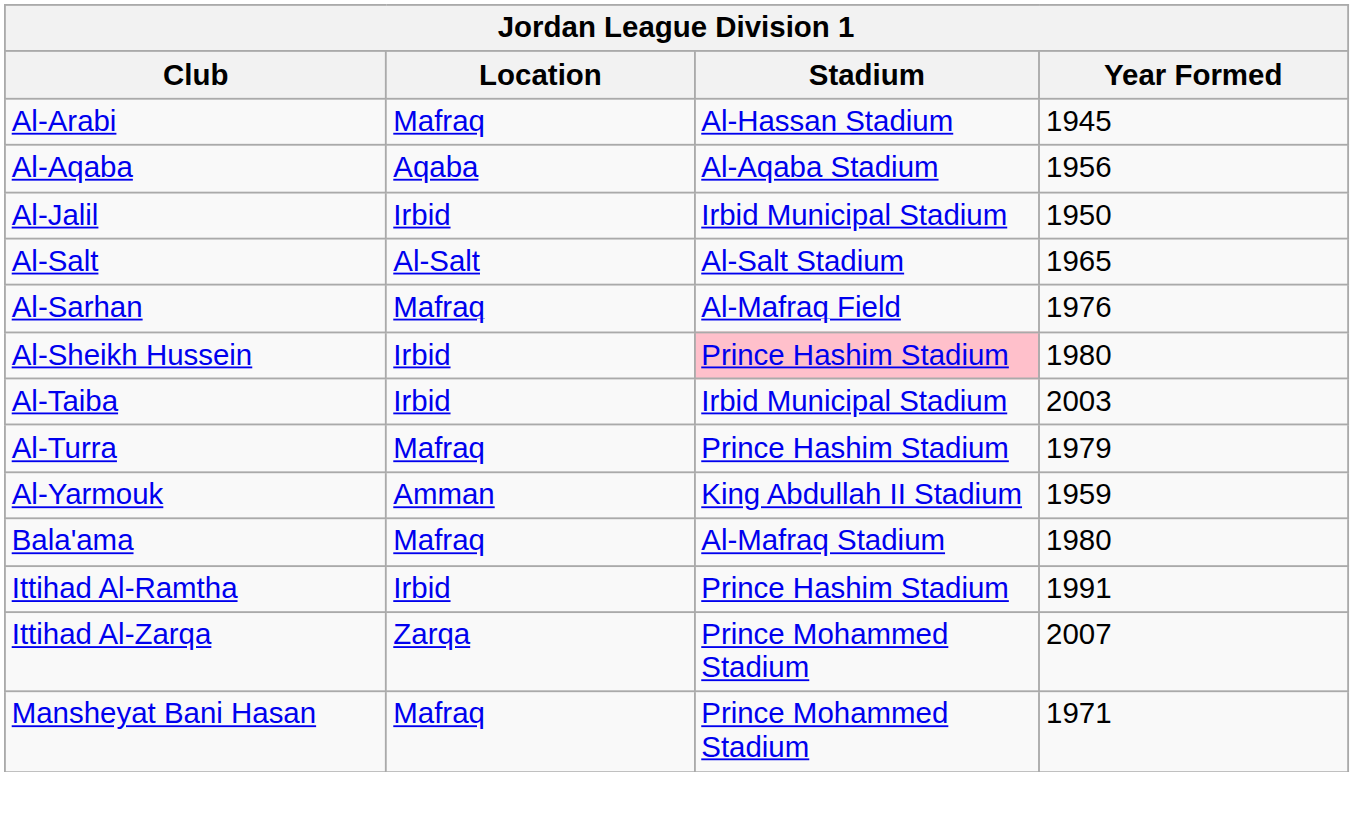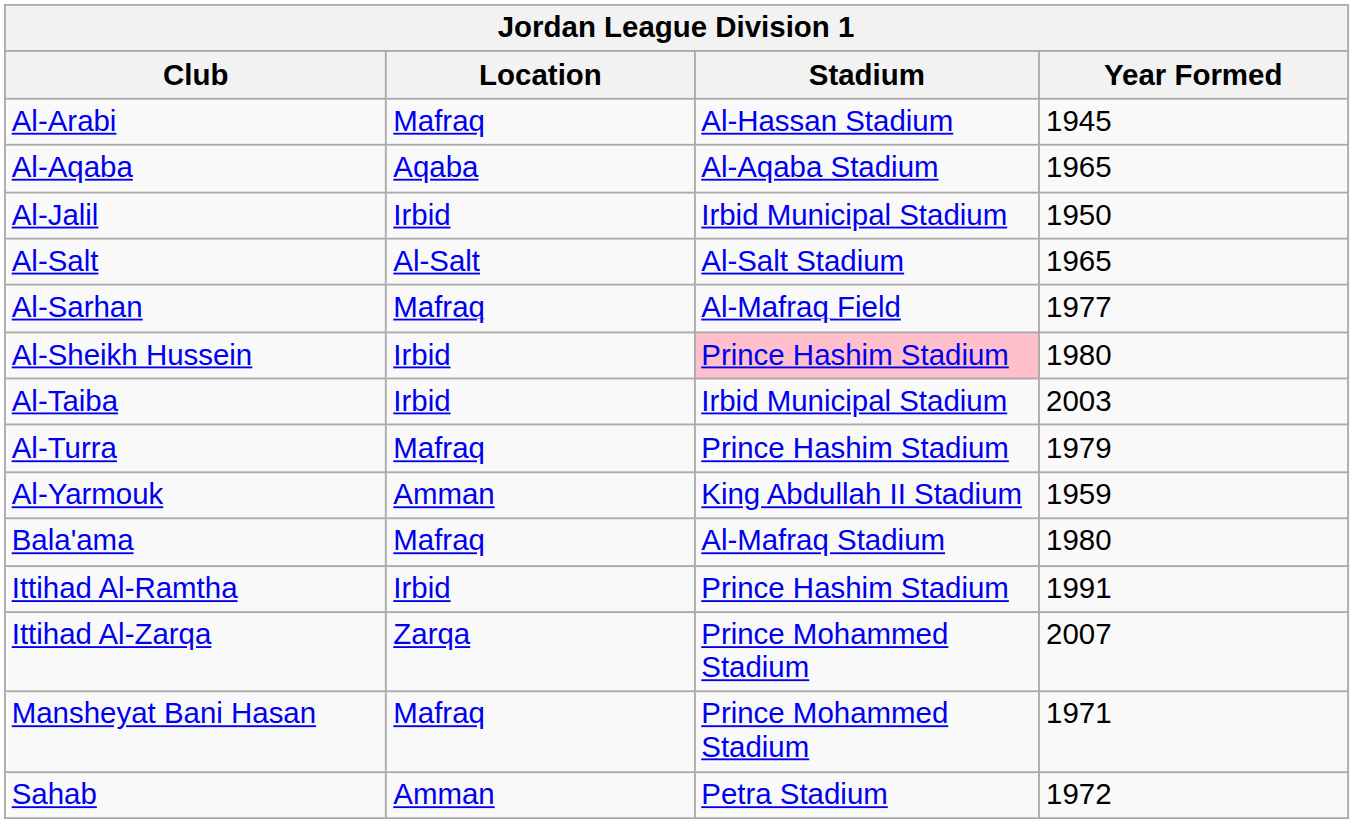(1079, 167) 1956 -> (1079, 167) 1965
(1079, 307) 1976 -> (1079, 307) 1977
+ row: (54, 794)
